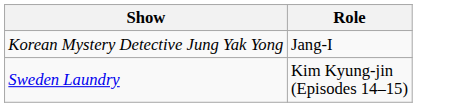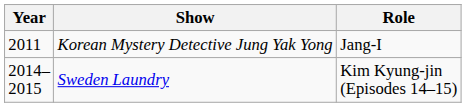+ column: (29, 17)
